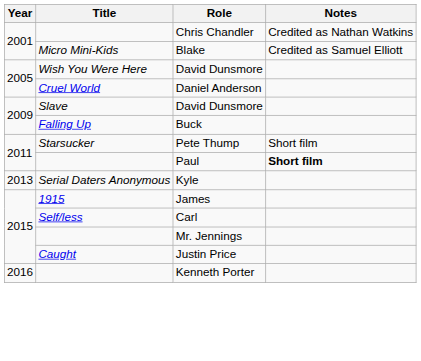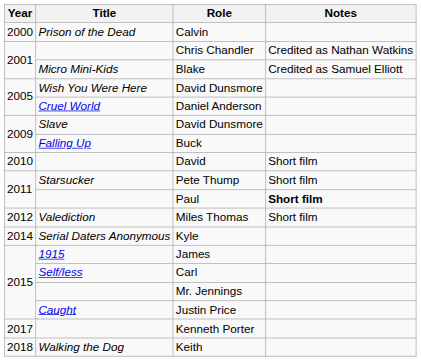+ row: (87, 32)
+ row: (104, 162)
+ row: (67, 217)
(20, 180) 2013 -> (20, 236) 2014
(20, 273) 2016 -> (20, 328) 2017
+ row: (81, 347)
